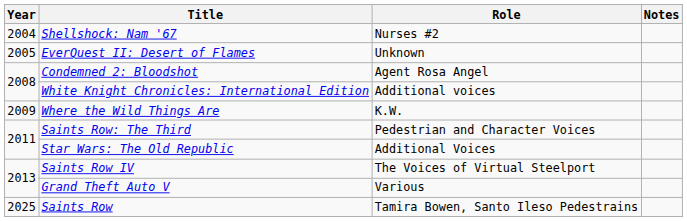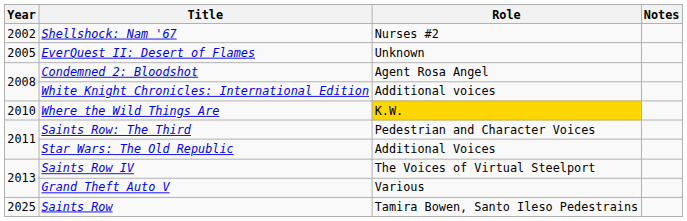(22, 33) 2004 -> (22, 33) 2002
(22, 110) 2009 -> (22, 110) 2010
(389, 110) no background -> (389, 110) gold background
